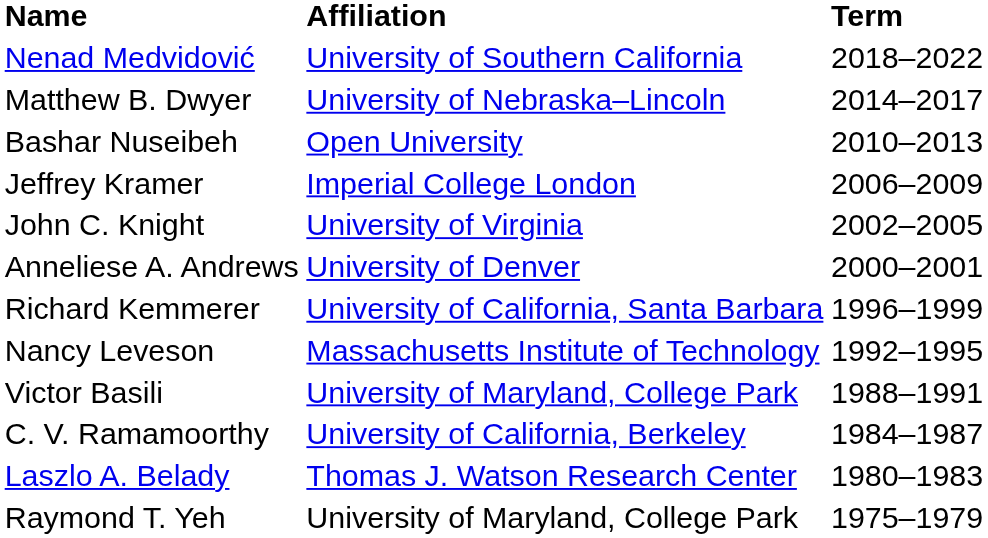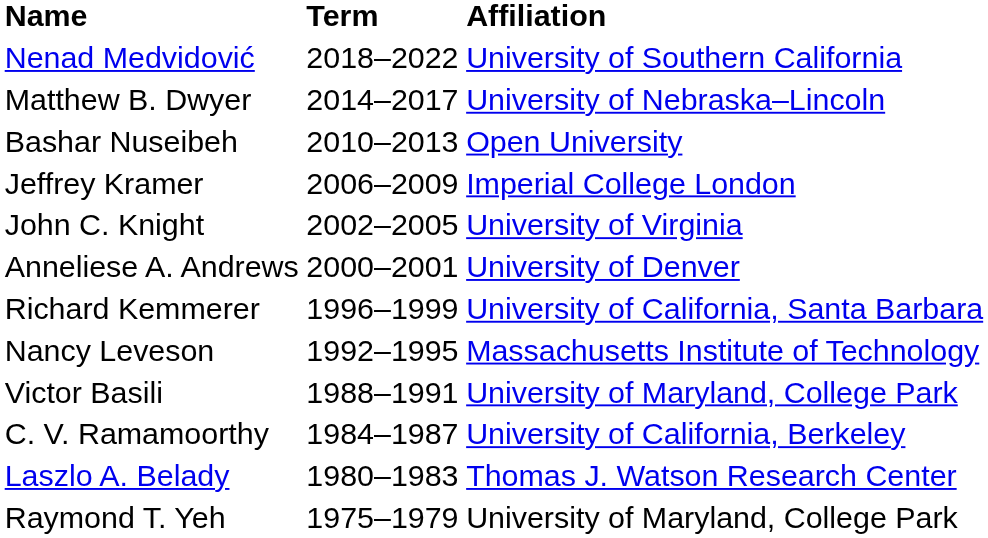columns swapped: (376, 16) <-> (867, 16)
